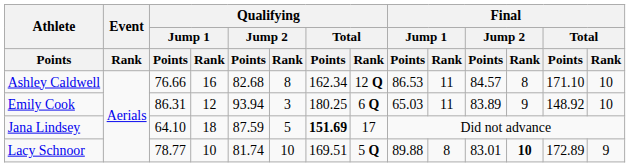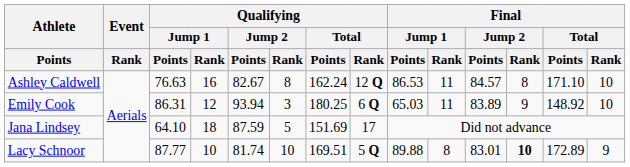(170, 82) 76.66 -> (170, 82) 76.63
(248, 82) 82.68 -> (248, 82) 82.67
(328, 82) 162.34 -> (328, 82) 162.24
(328, 127) bold -> (328, 127) normal
(170, 150) 78.77 -> (170, 150) 87.77
